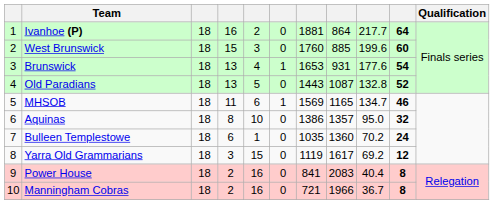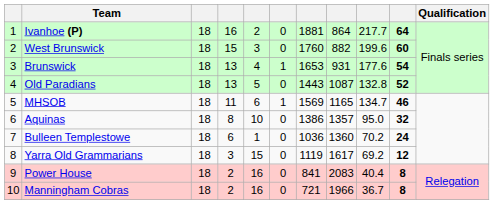(341, 48) 885 -> (341, 48) 882
(311, 137) 1035 -> (311, 137) 1036
